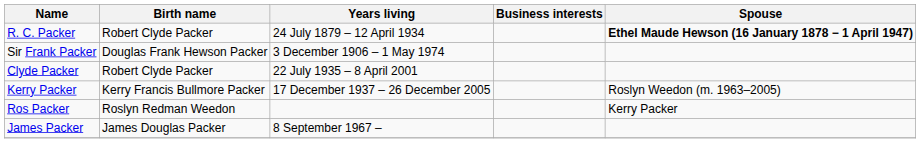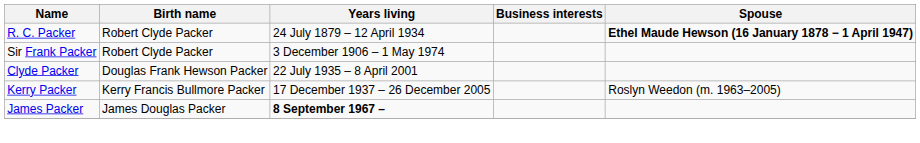(185, 52) Douglas Frank Hewson Packer -> (157, 52) Robert Clyde Packer
(157, 71) Robert Clyde Packer -> (185, 71) Douglas Frank Hewson Packer
- row: (38, 109)
(327, 128) normal -> (329, 109) bold
